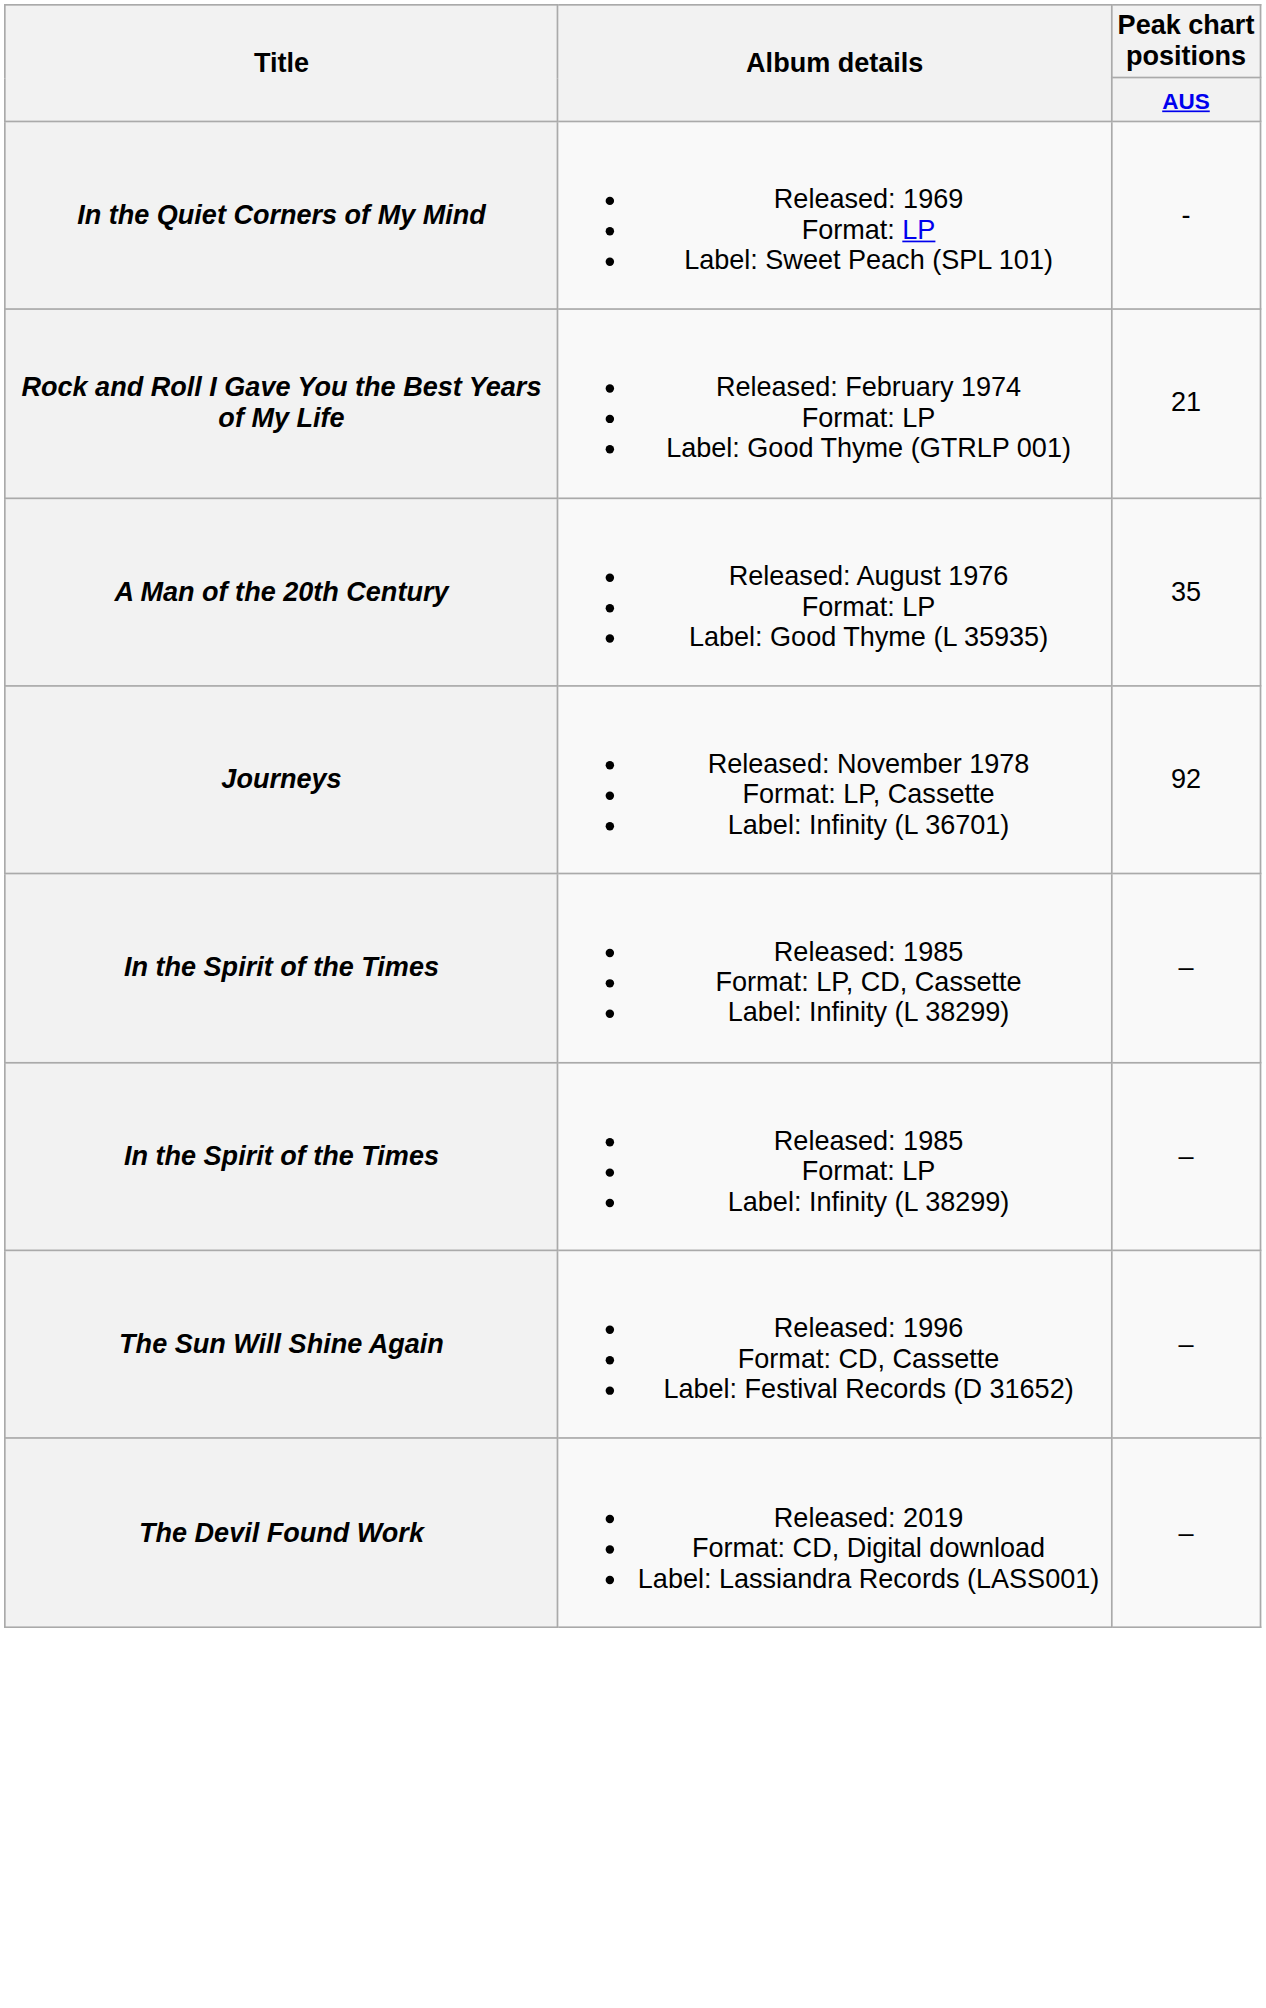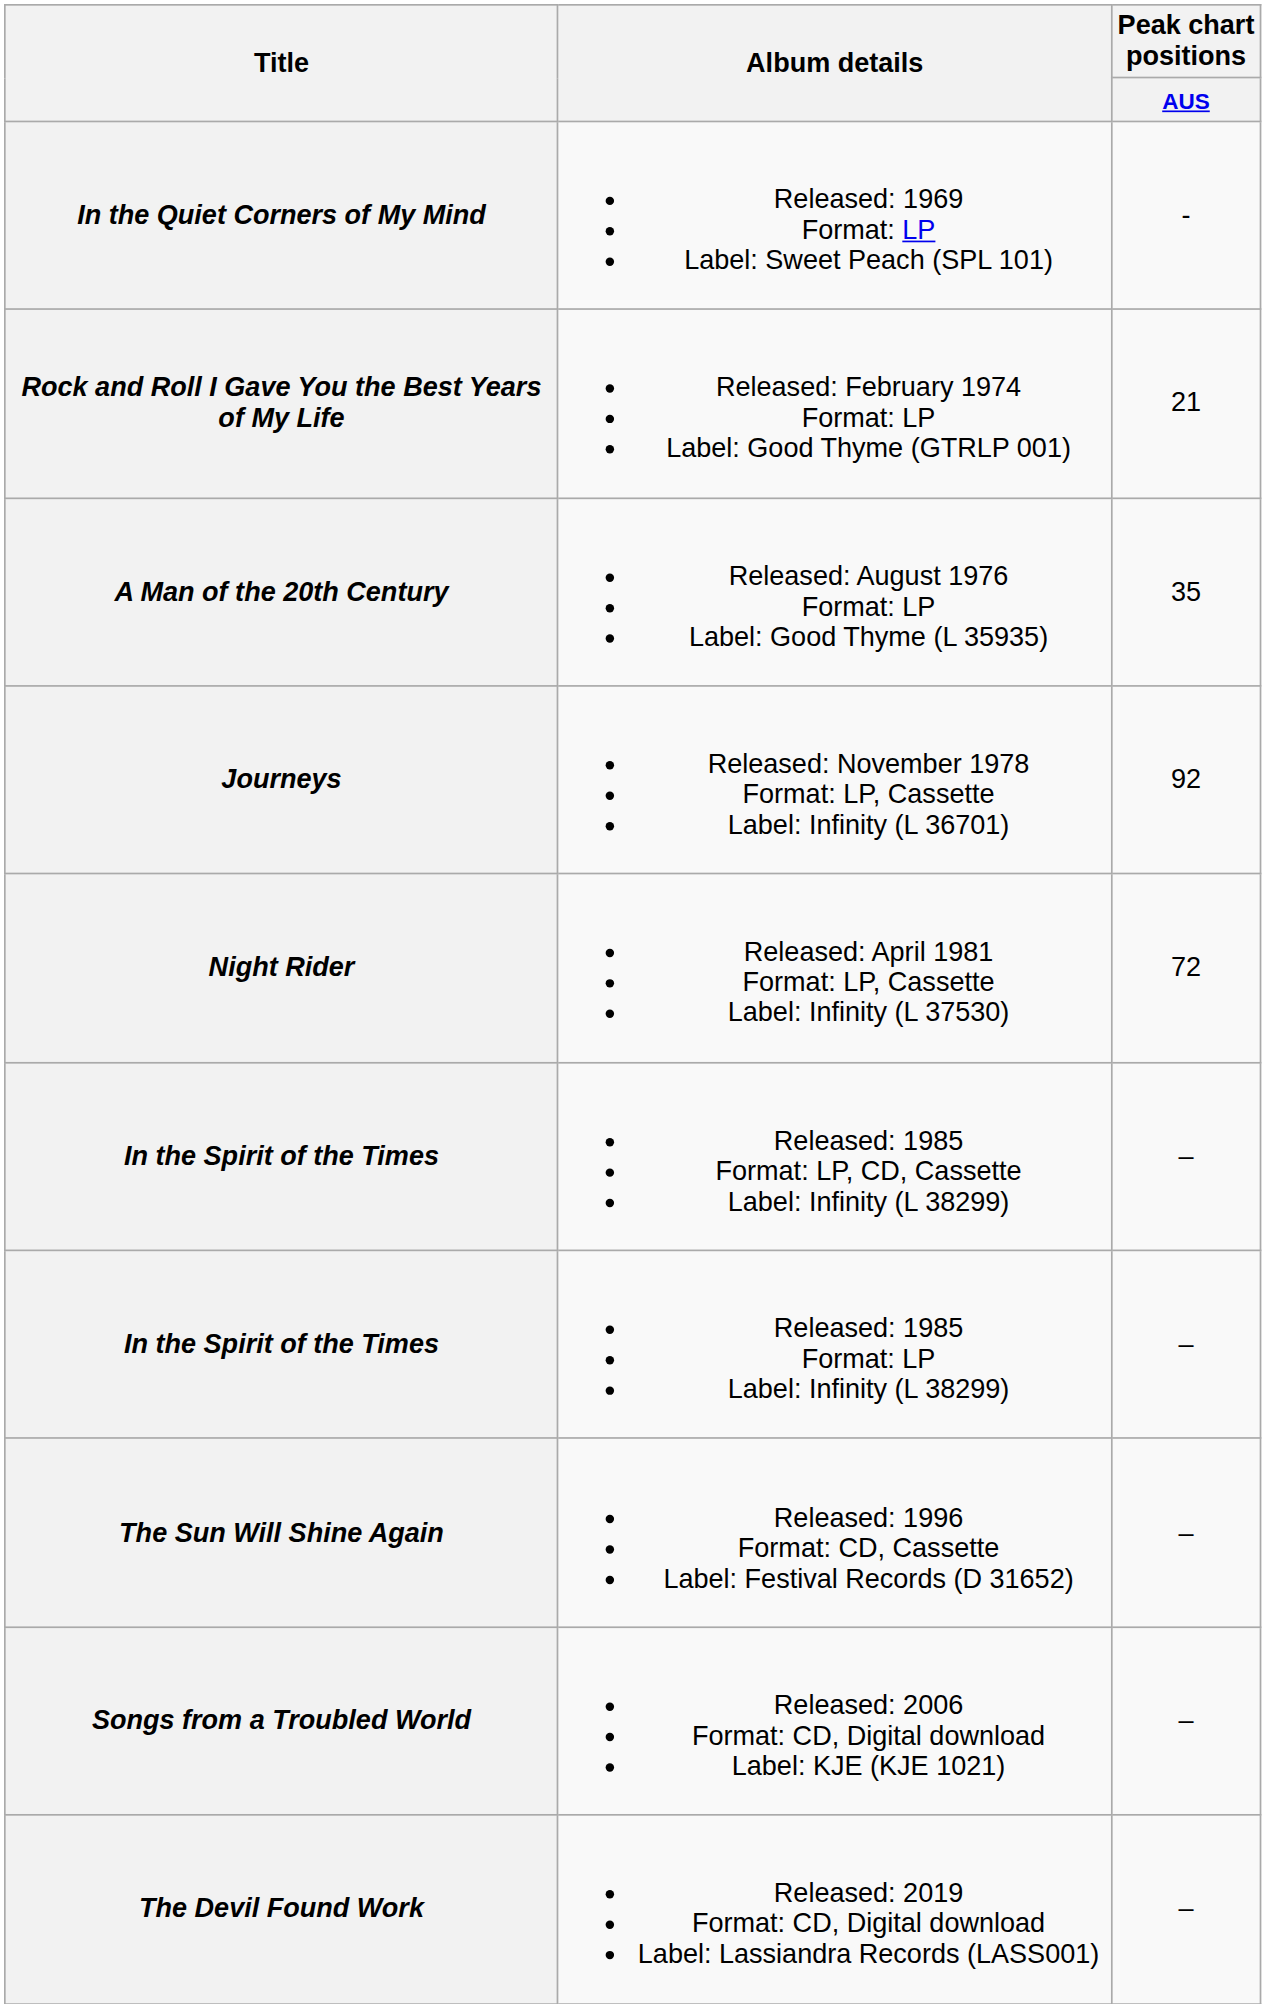+ row: (281, 967)
+ row: (281, 1720)
